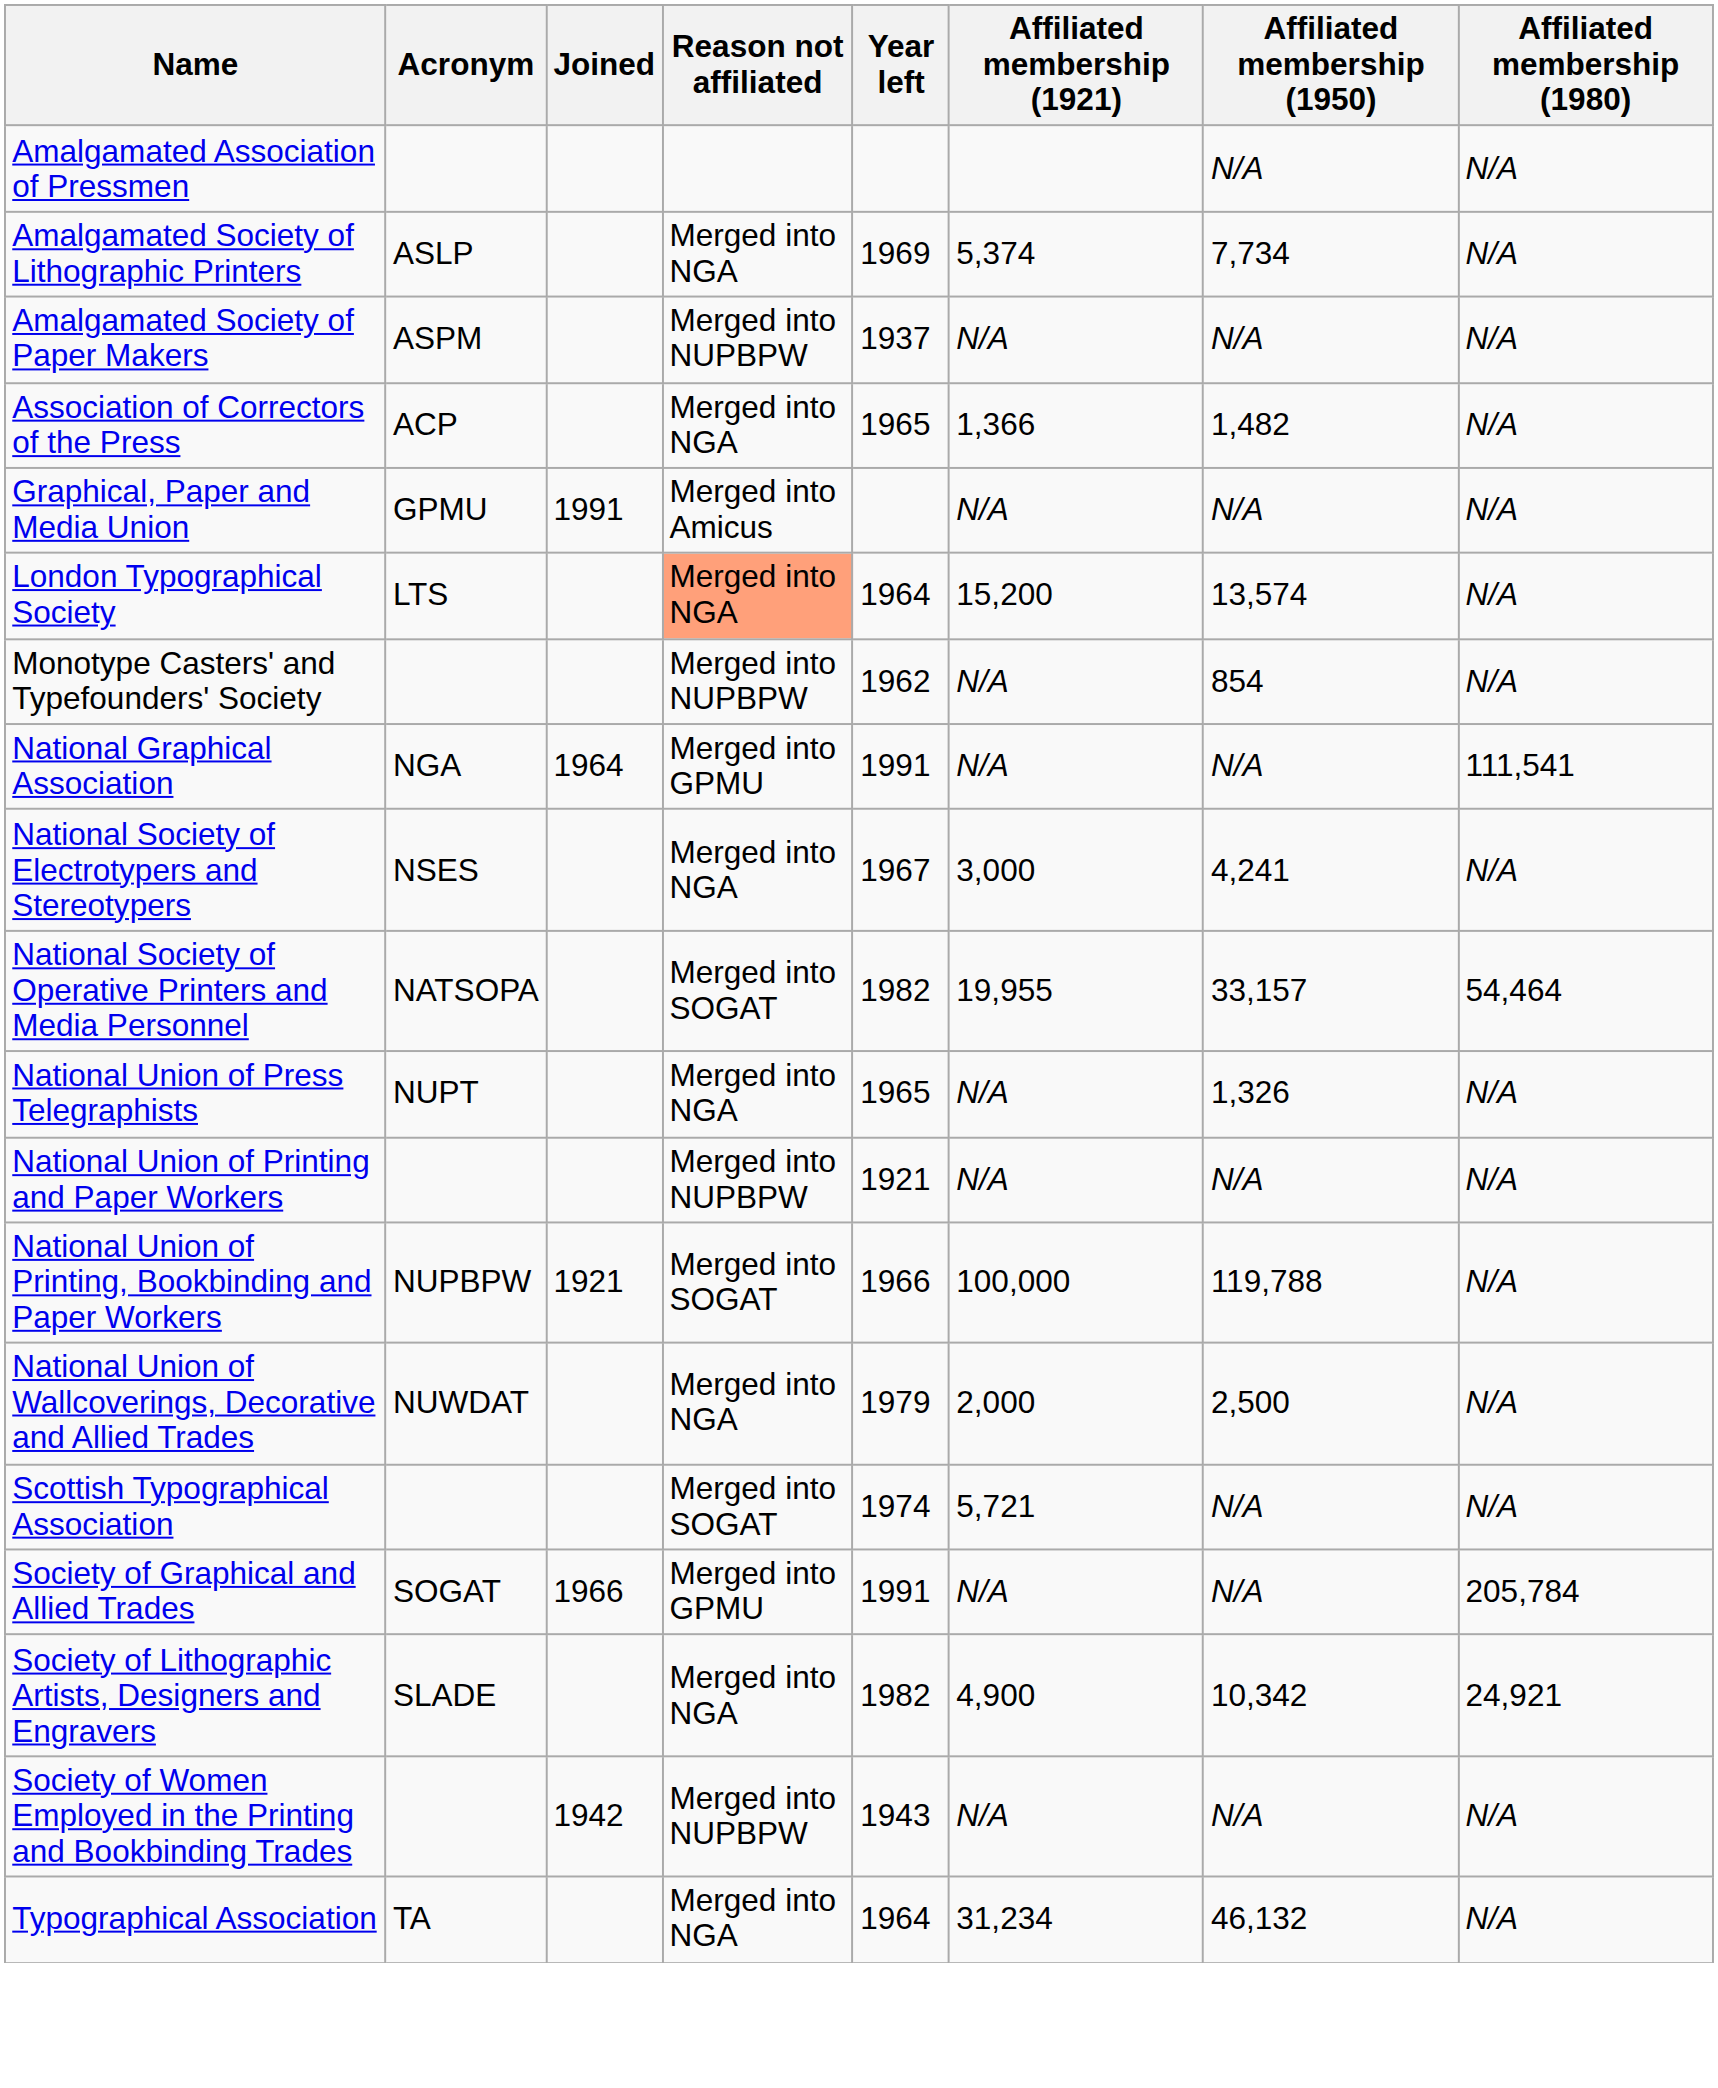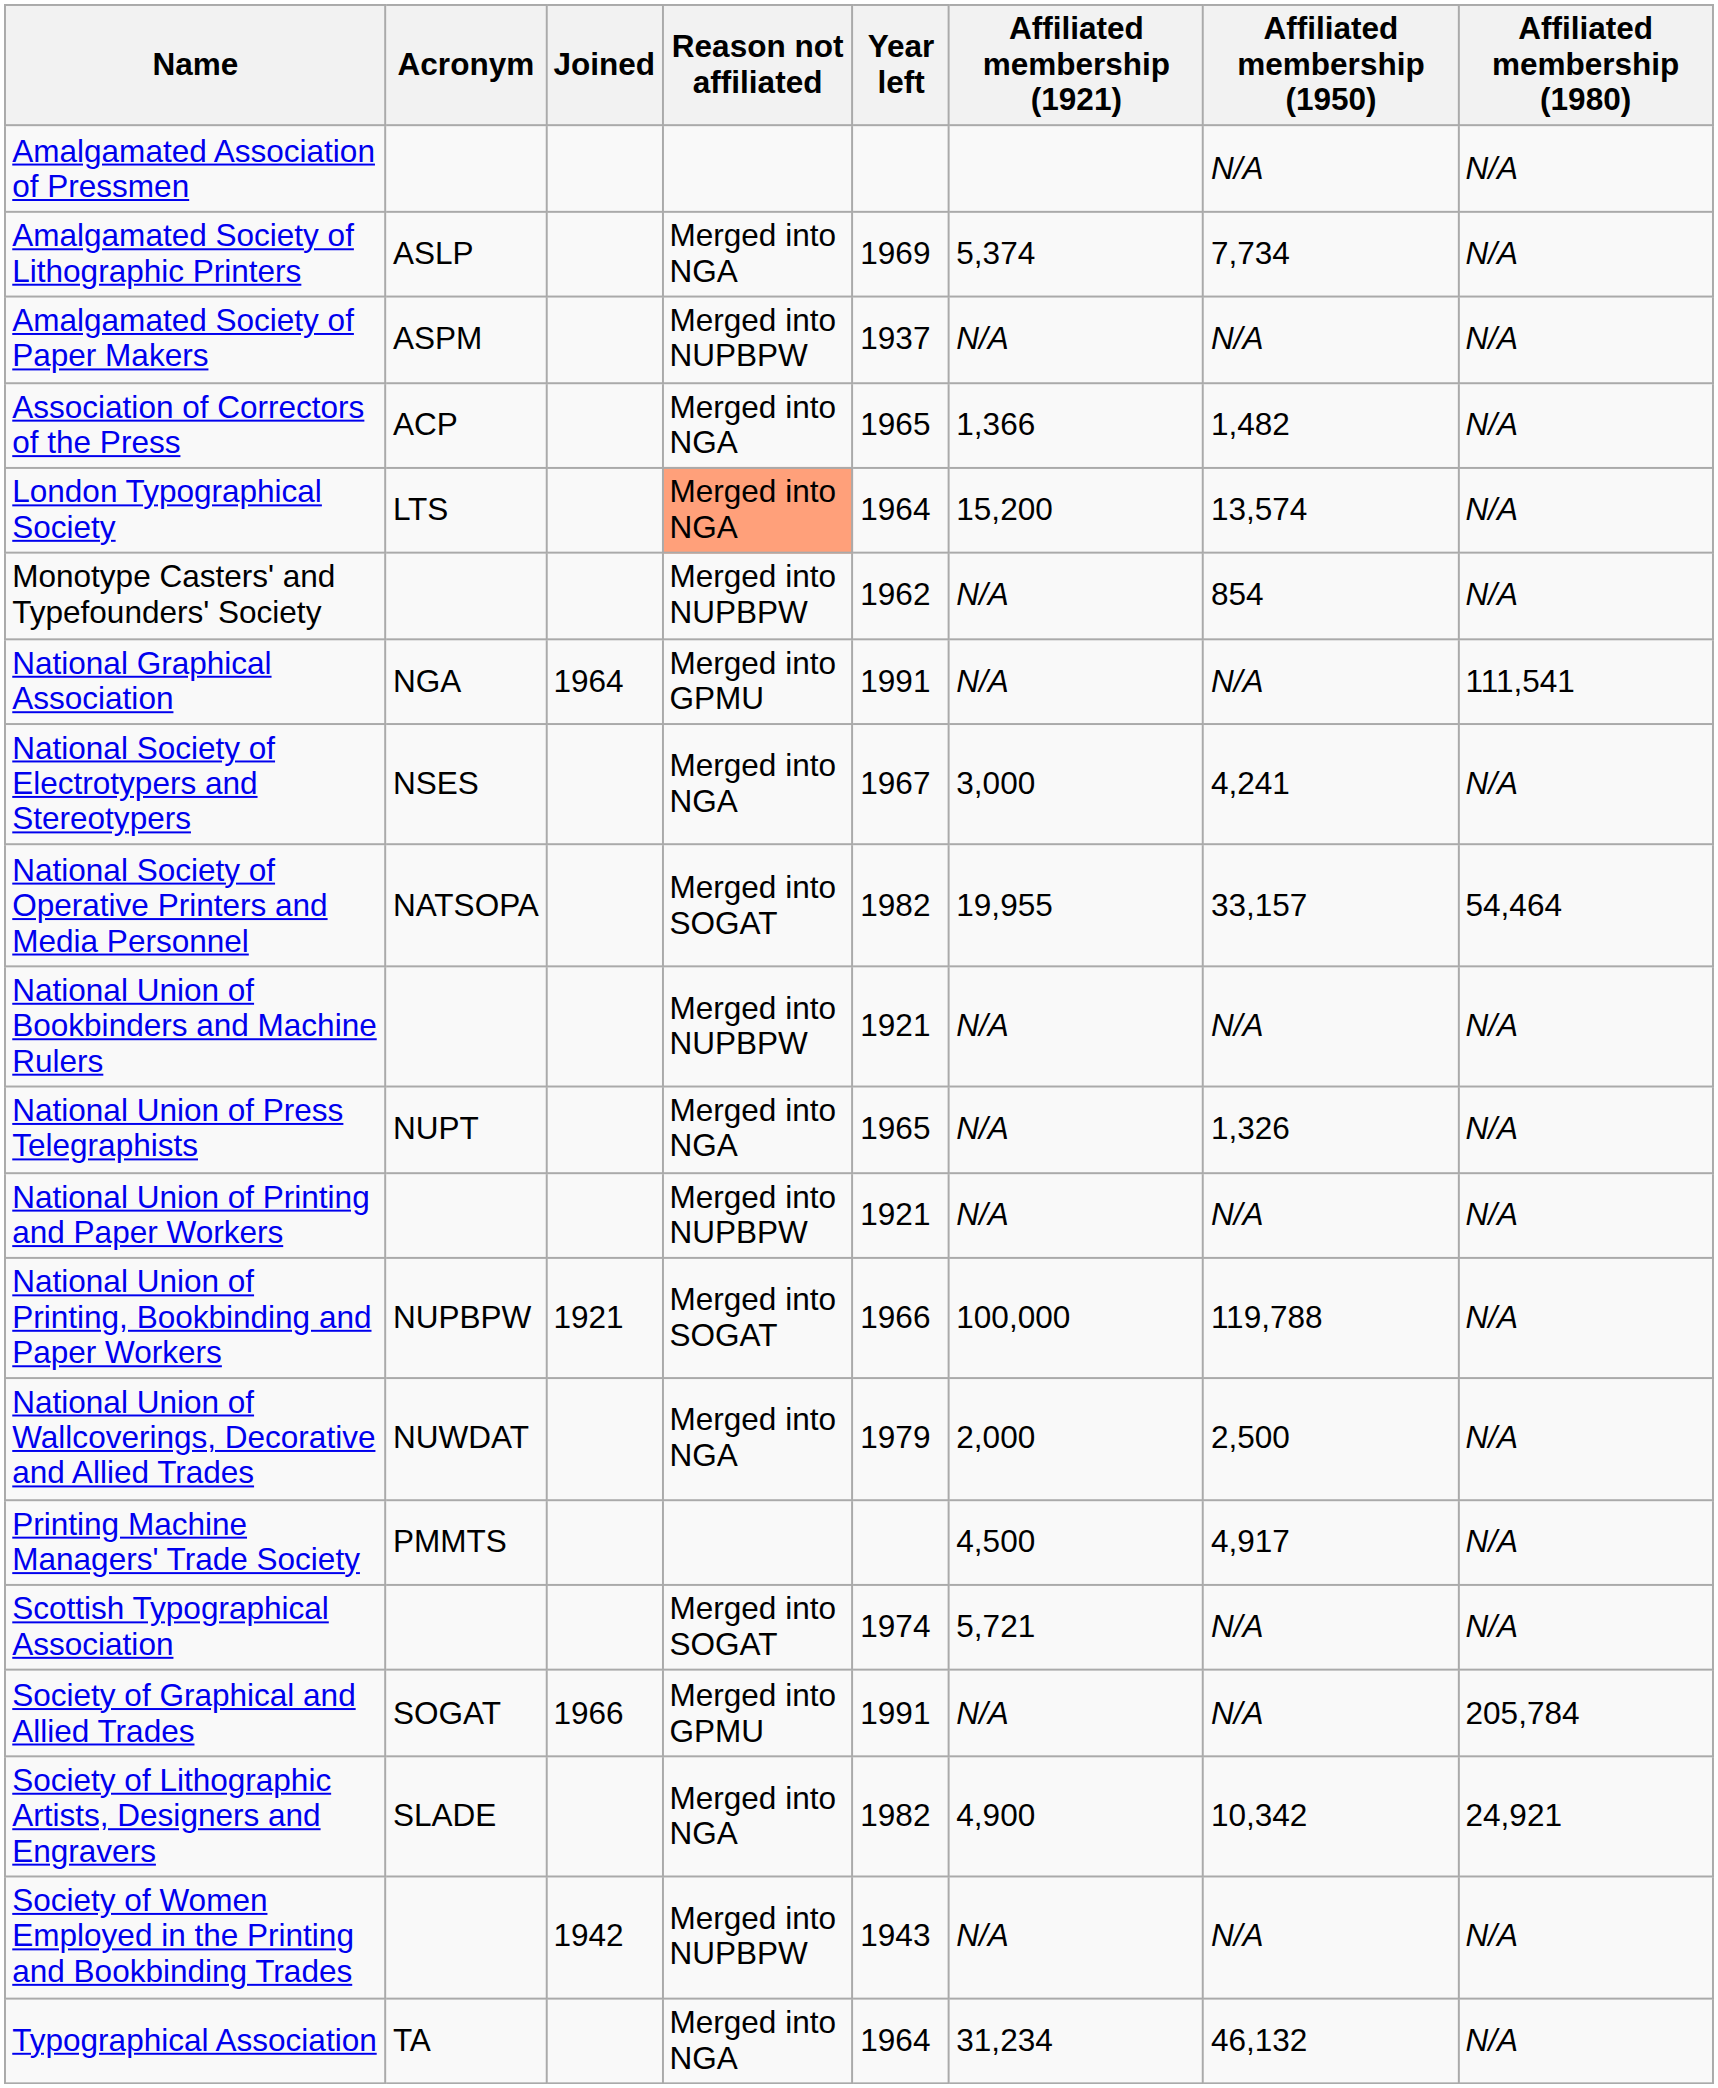- row: (161, 509)
+ row: (194, 1025)
+ row: (186, 1541)
